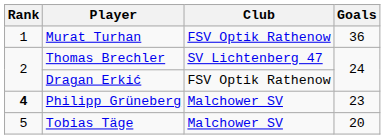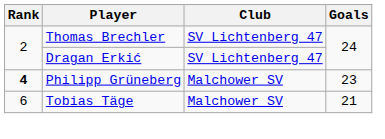- row: (94, 37)
(259, 80) FSV Optik Rathenow -> (255, 59) SV Lichtenberg 47
(24, 123) 5 -> (24, 102) 6
(357, 123) 20 -> (349, 102) 21
